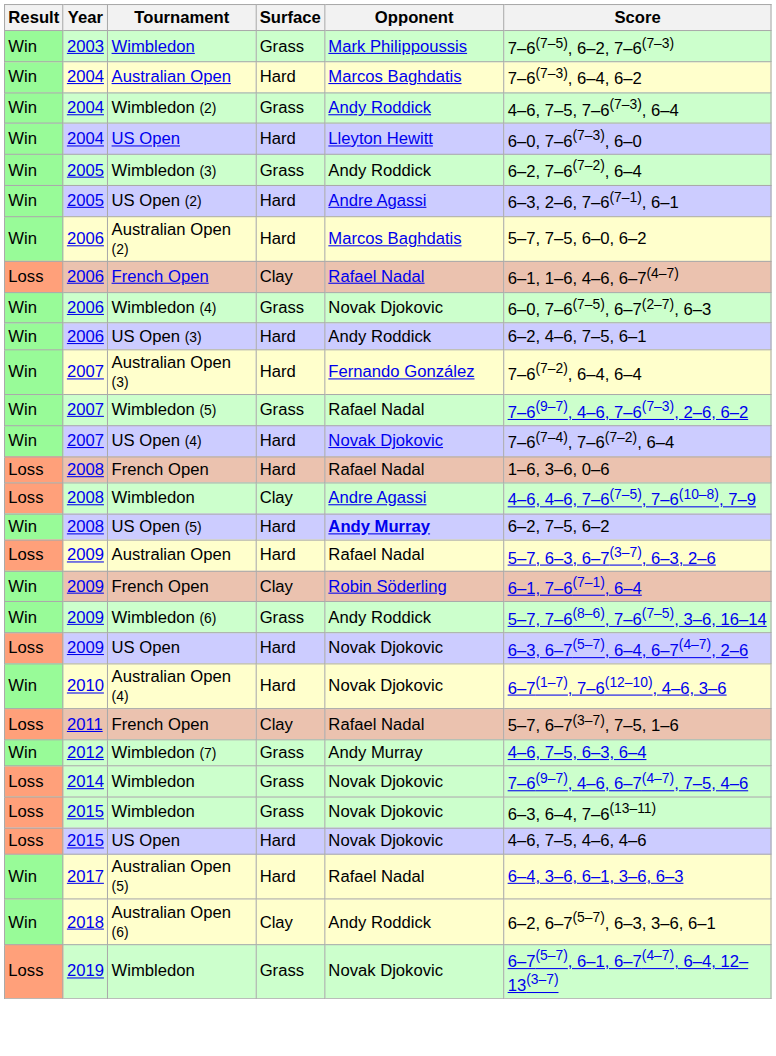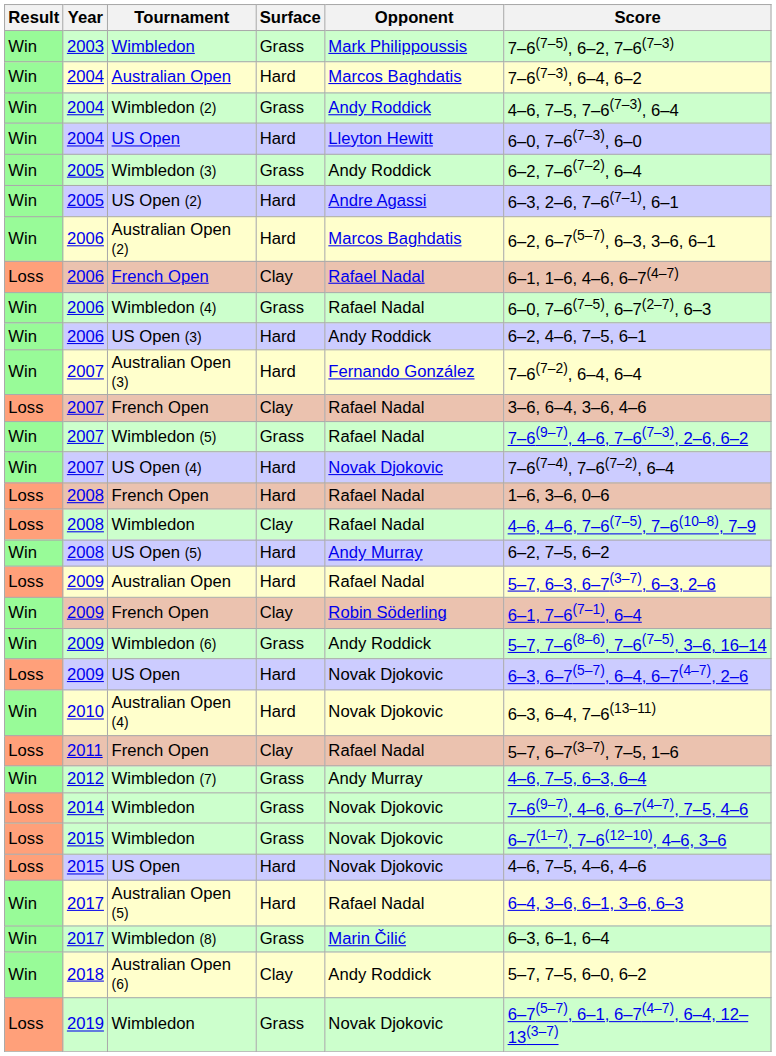(577, 238) 5–7, 7–5, 6–0, 6–2 -> (612, 238) 6–2, 6–7(5–7), 6–3, 3–6, 6–1
(386, 307) Novak Djokovic -> (376, 307) Rafael Nadal
+ row: (85, 407)
(377, 498) Andre Agassi -> (376, 524) Rafael Nadal
(379, 526) bold -> (376, 553) normal
(617, 686) 6–7(1–7), 7–6(12–10), 4–6, 3–6 -> (582, 712) 6–3, 6–4, 7–6(13–11)
(582, 812) 6–3, 6–4, 7–6(13–11) -> (617, 838) 6–7(1–7), 7–6(12–10), 4–6, 3–6
+ row: (85, 938)
(612, 921) 6–2, 6–7(5–7), 6–3, 3–6, 6–1 -> (577, 974) 5–7, 7–5, 6–0, 6–2
